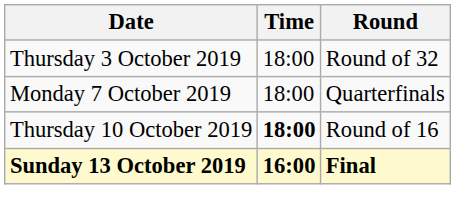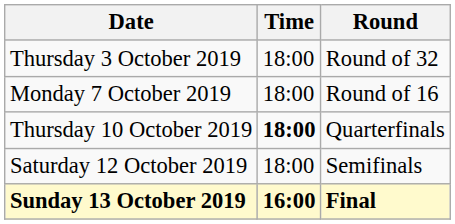(385, 93) Quarterfinals -> (382, 93) Round of 16
(382, 129) Round of 16 -> (385, 129) Quarterfinals
+ row: (129, 165)
